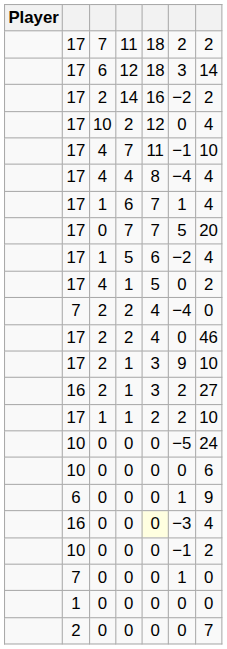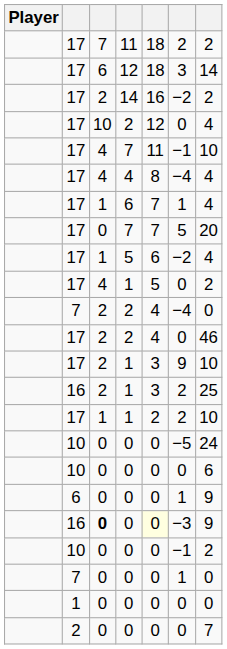(209, 390) 27 -> (209, 390) 25
(102, 524) normal -> (102, 524) bold
(209, 524) 4 -> (209, 524) 9
